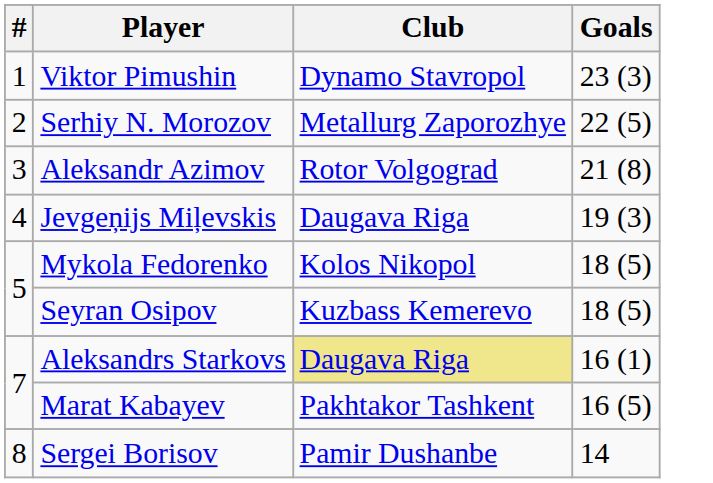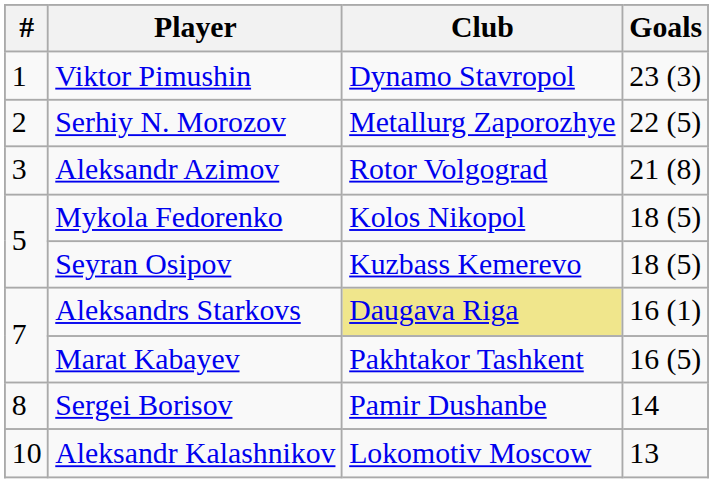- row: (158, 216)
+ row: (195, 452)
